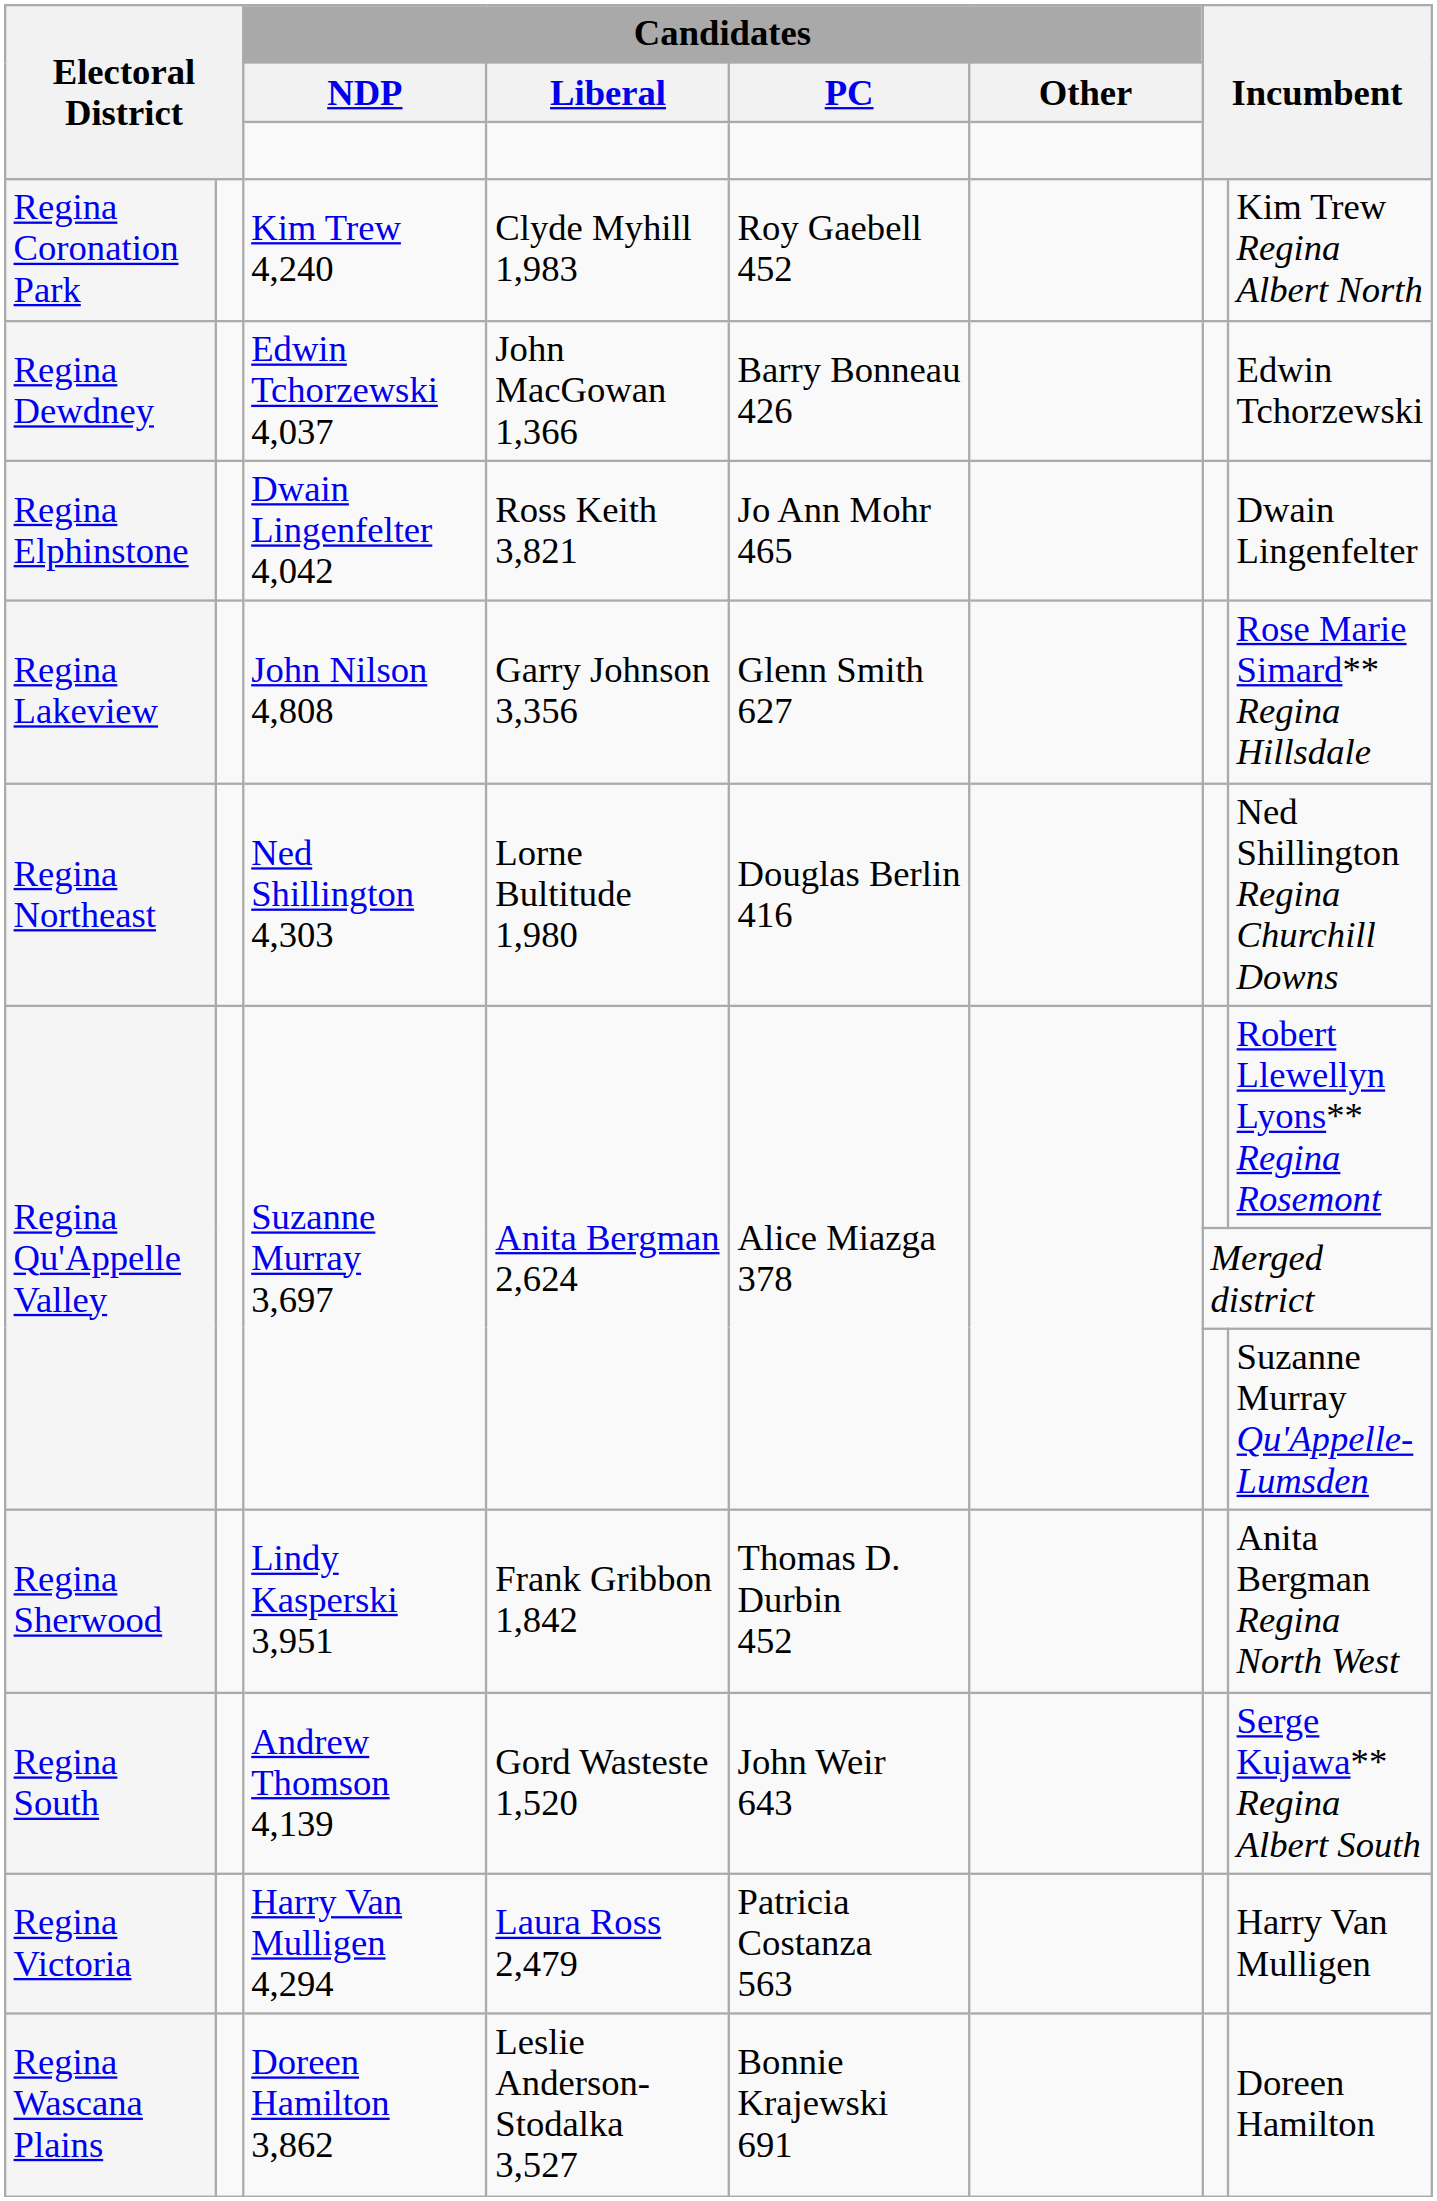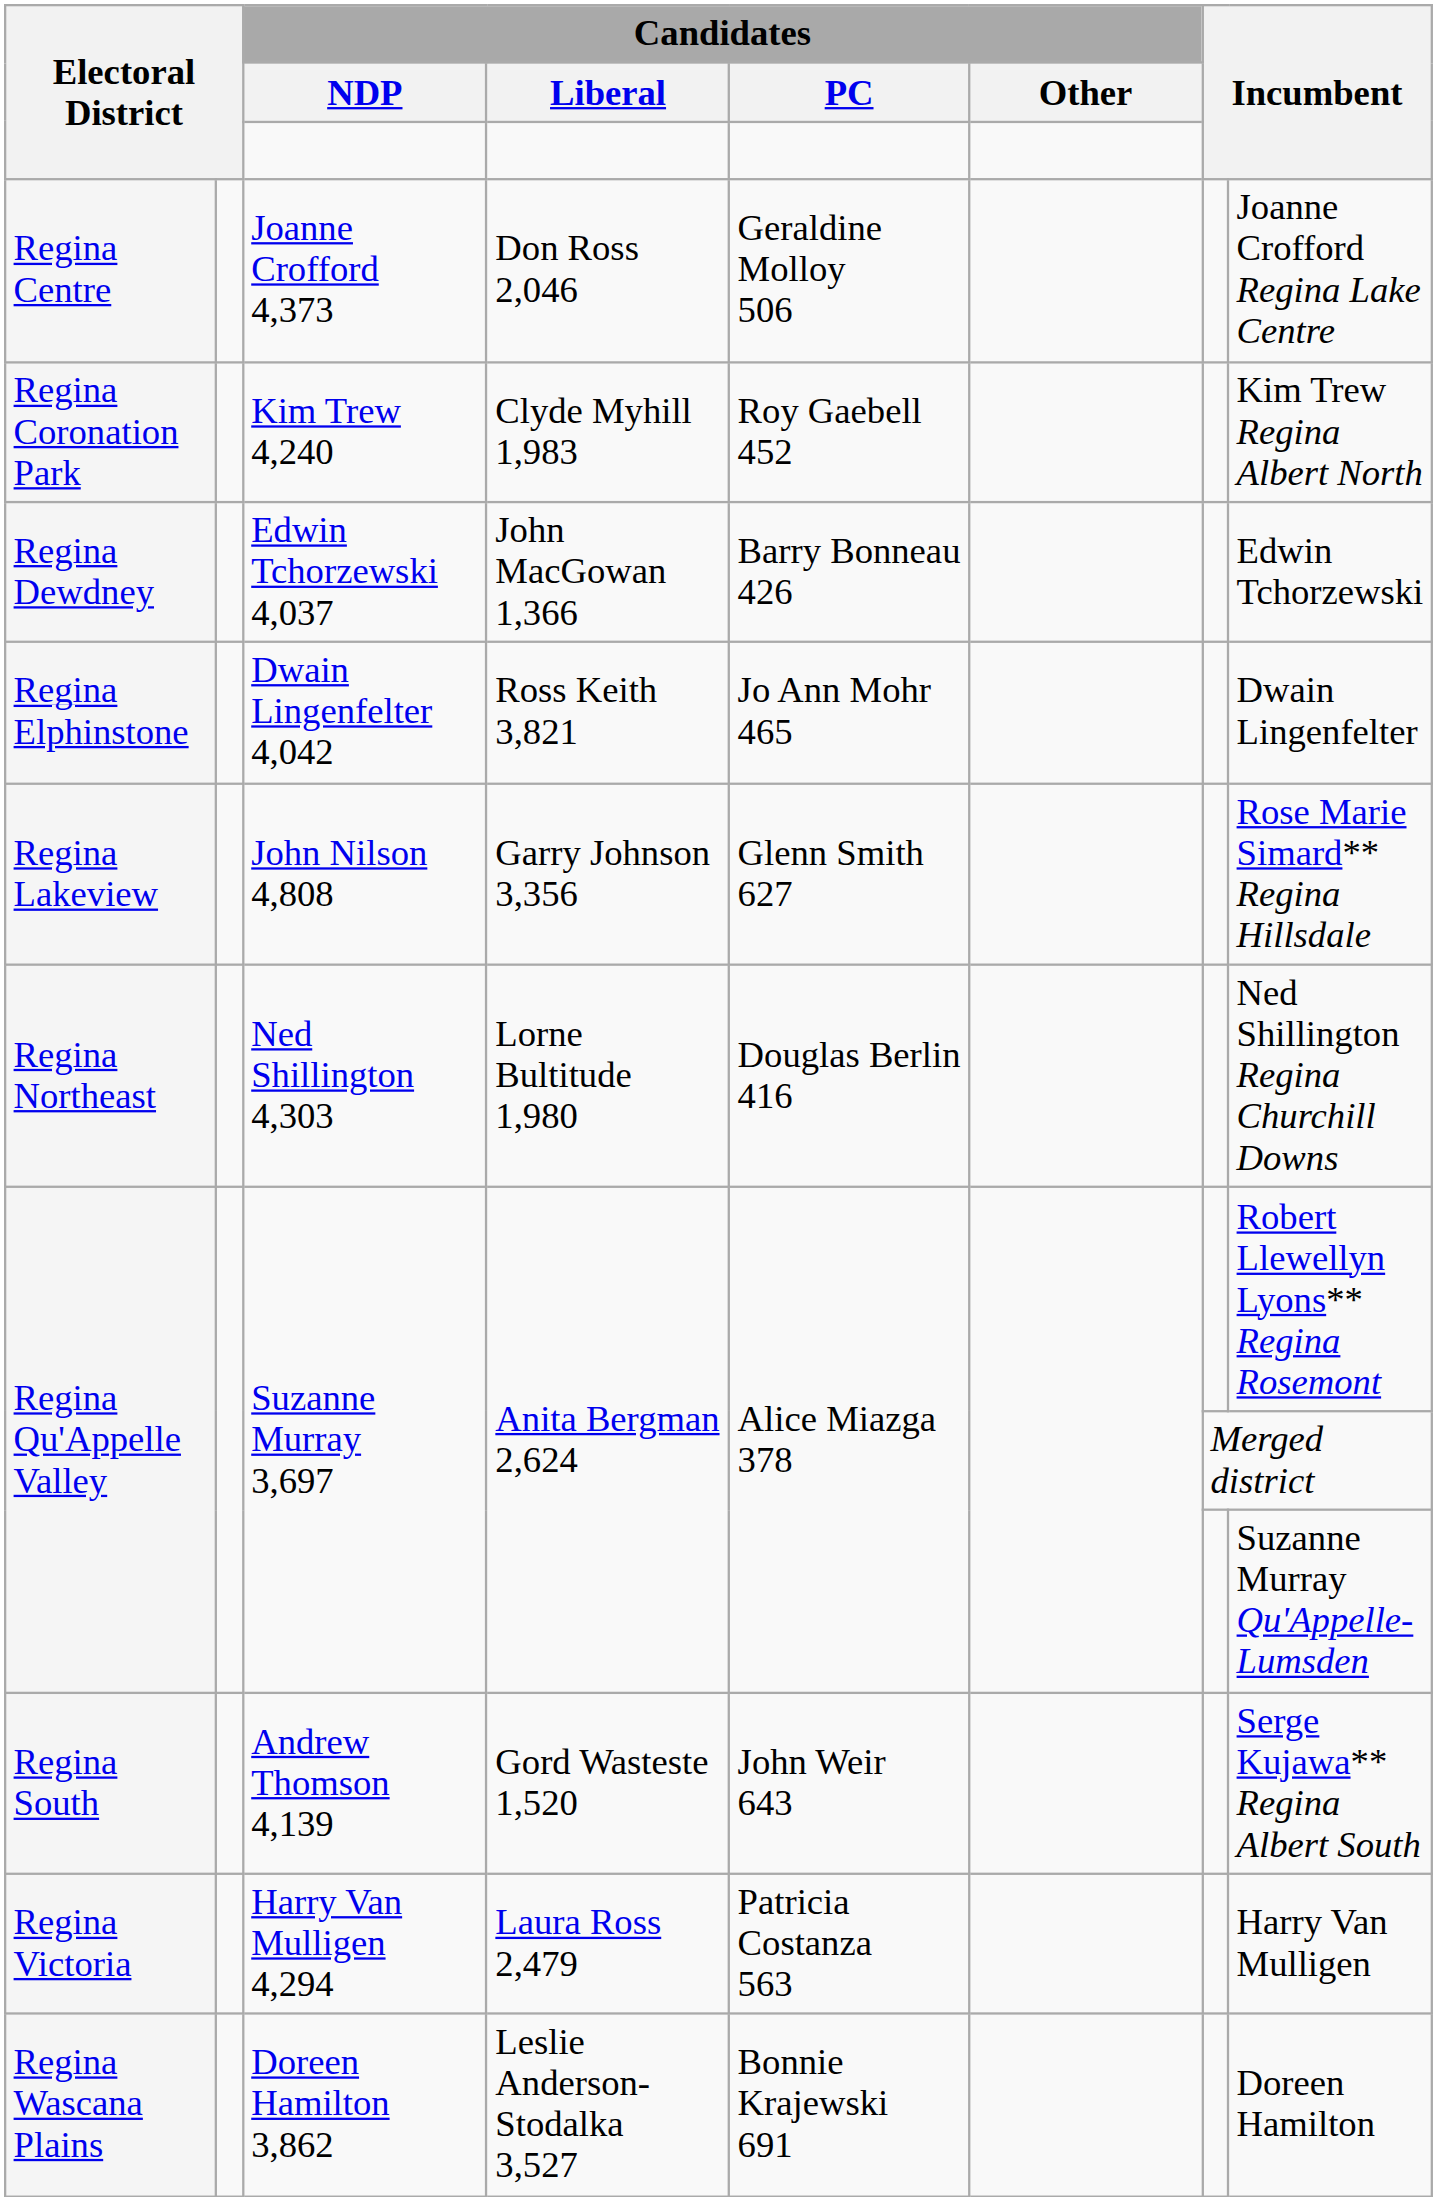+ row: (65, 269)
- row: (88, 1600)
